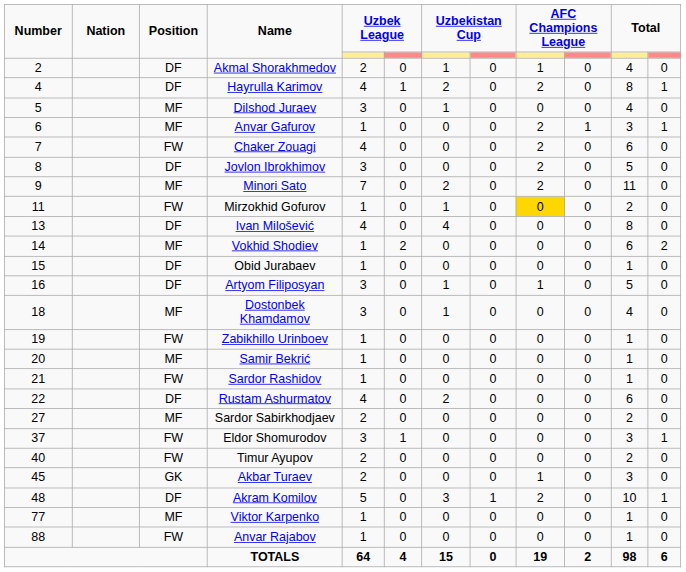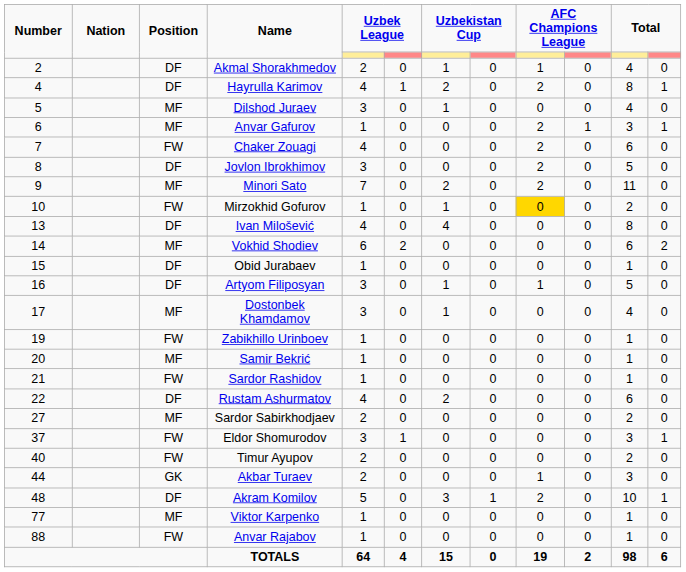(38, 206) 11 -> (38, 206) 10
(363, 246) 1 -> (363, 246) 6
(38, 312) 18 -> (38, 312) 17
(38, 477) 45 -> (38, 477) 44
